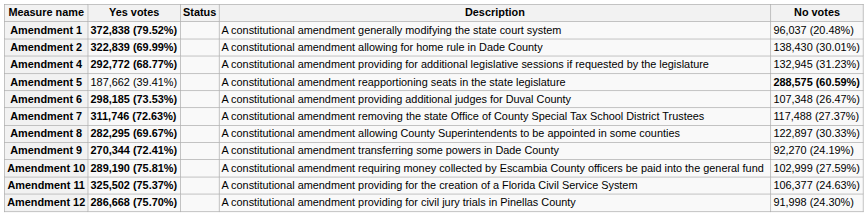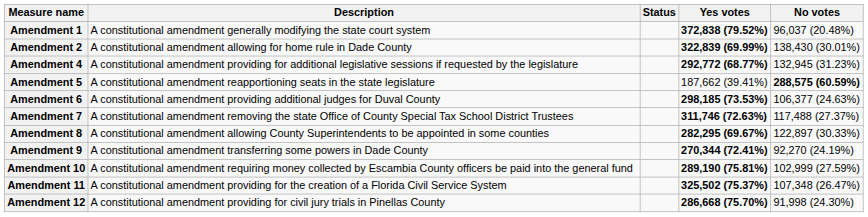columns swapped: (495, 13) <-> (134, 13)
(817, 99) 107,348 (26.47%) -> (817, 99) 106,377 (24.63%)
(817, 185) 106,377 (24.63%) -> (817, 185) 107,348 (26.47%)
